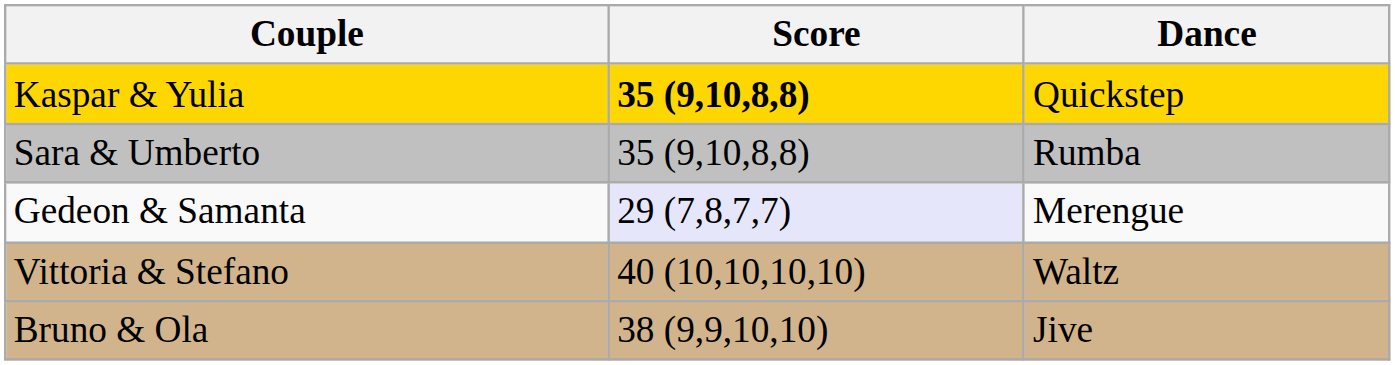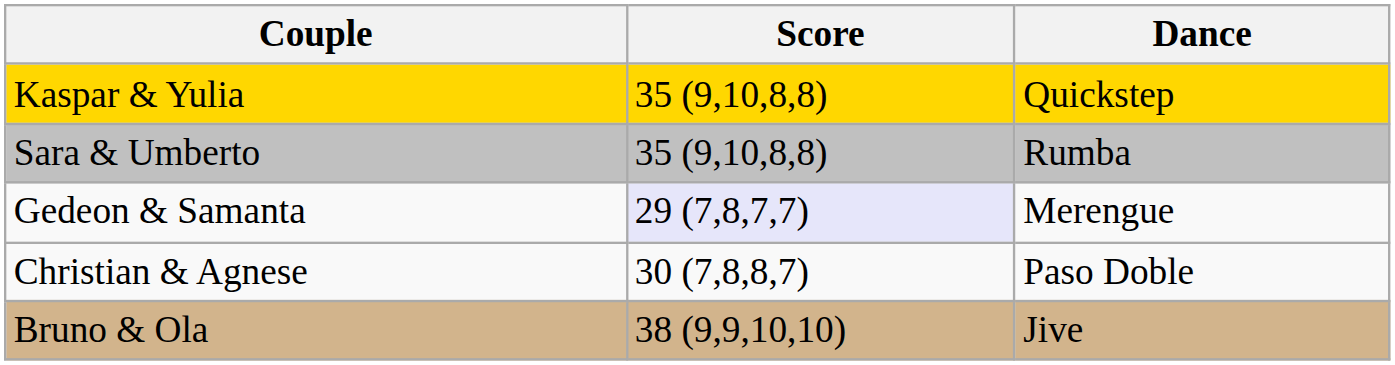(713, 93) bold -> (731, 93) normal
+ row: (161, 270)
- row: (151, 270)
